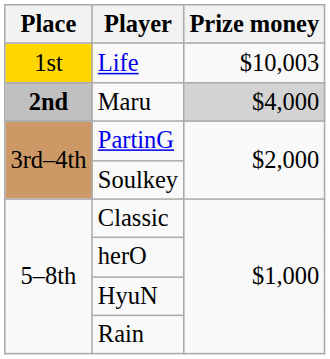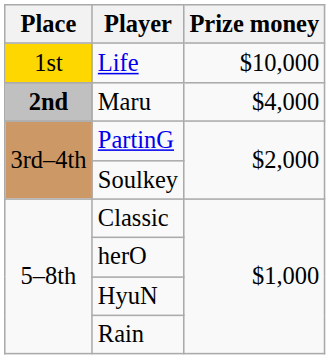(279, 62) $10,003 -> (279, 62) $10,000
(286, 101) lightgrey background -> (286, 101) no background
